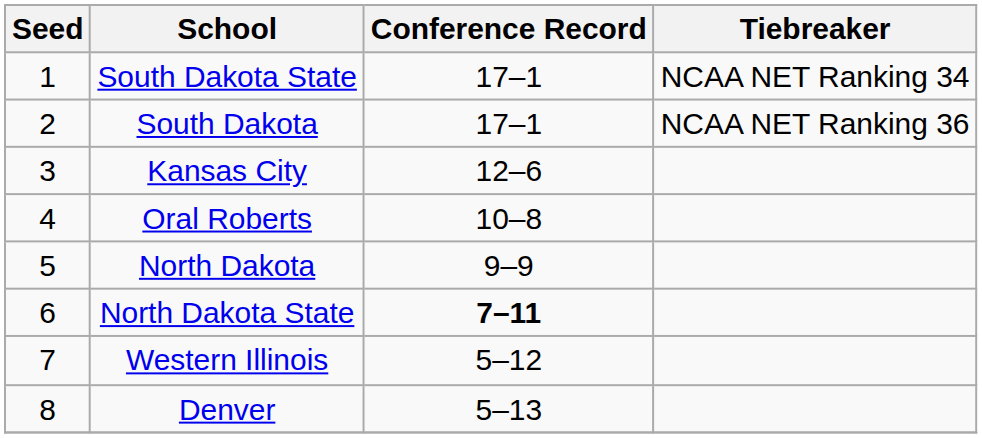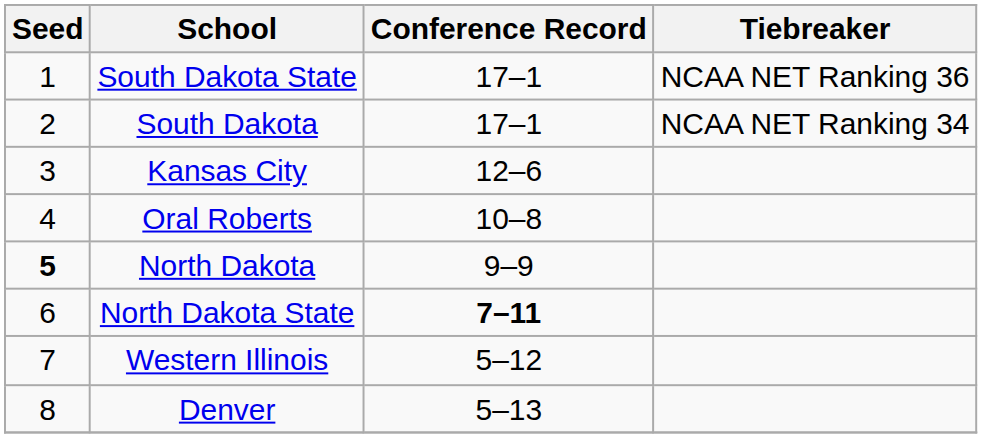(815, 76) NCAA NET Ranking 34 -> (815, 76) NCAA NET Ranking 36
(815, 124) NCAA NET Ranking 36 -> (815, 124) NCAA NET Ranking 34
(48, 266) normal -> (48, 266) bold
